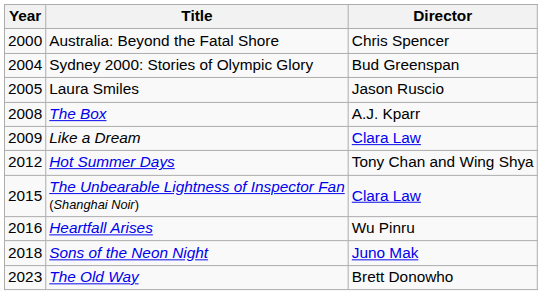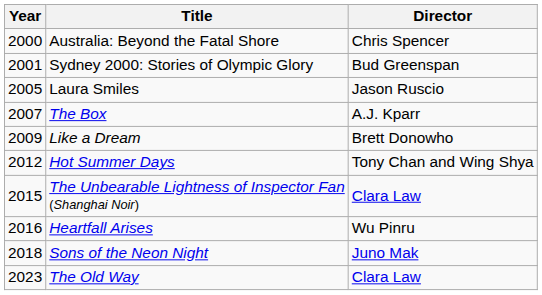(25, 65) 2004 -> (25, 65) 2001
(25, 114) 2008 -> (25, 114) 2007
(386, 138) Clara Law -> (403, 138) Brett Donowho
(403, 277) Brett Donowho -> (386, 277) Clara Law
